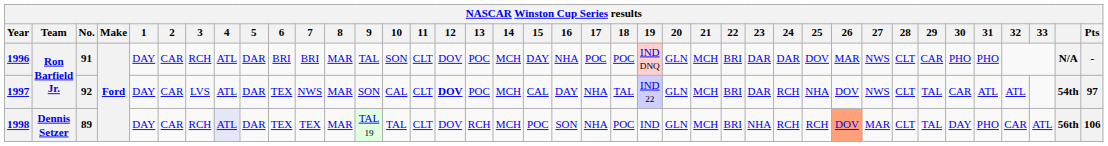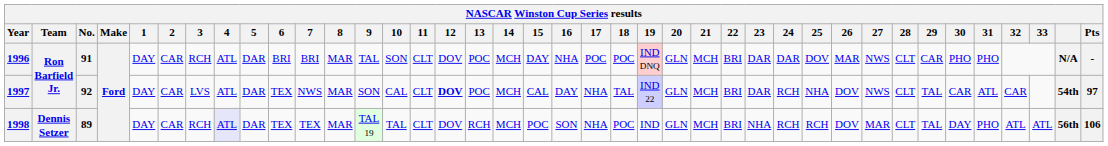(1016, 92) ATL -> (1016, 92) CAR
(847, 125) lightsalmon background -> (847, 125) no background
(1016, 125) CAR -> (1016, 125) ATL
